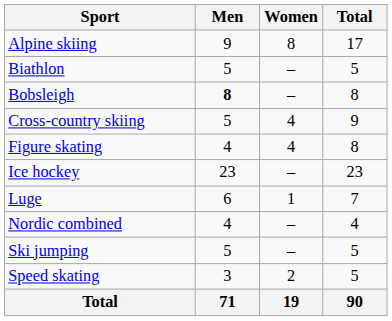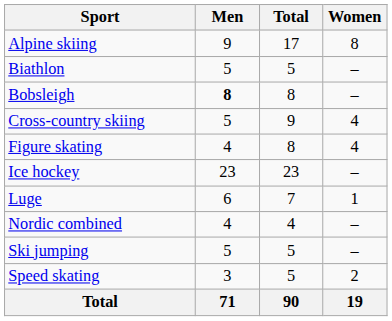columns swapped: (291, 17) <-> (355, 17)
